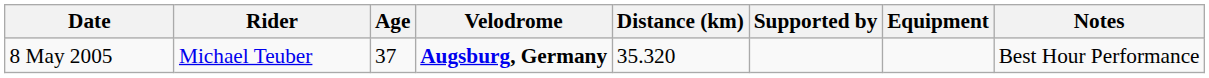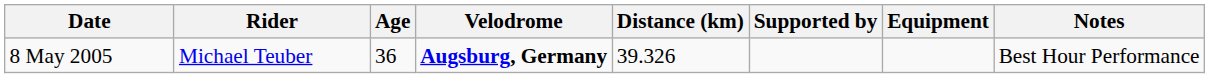(386, 55) 37 -> (386, 55) 36
(646, 55) 35.320 -> (646, 55) 39.326
